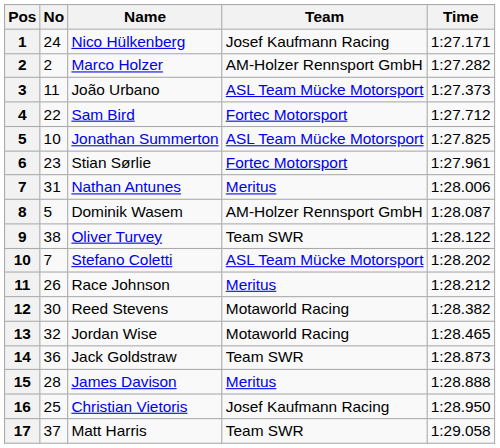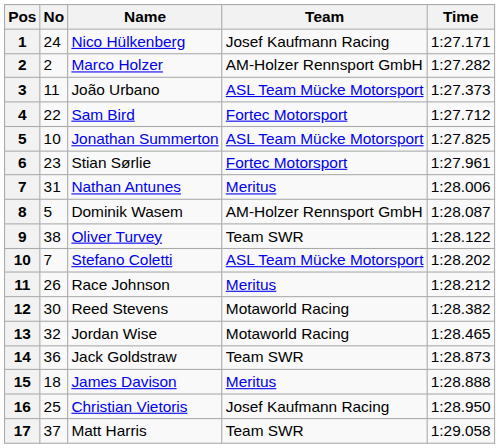(52, 382) 28 -> (52, 382) 18
